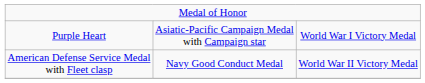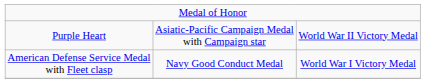(358, 35) World War I Victory Medal -> (358, 35) World War II Victory Medal
(358, 64) World War II Victory Medal -> (358, 64) World War I Victory Medal
